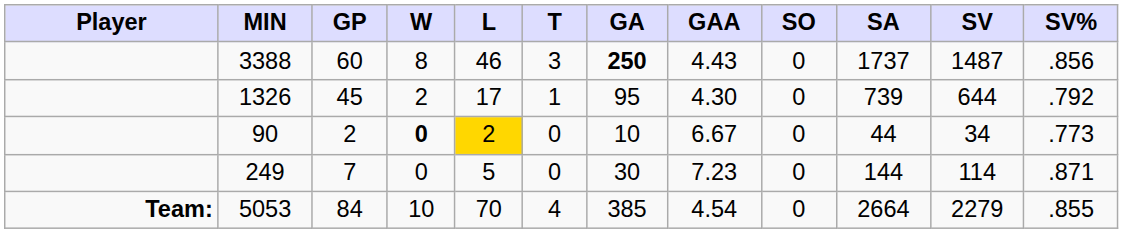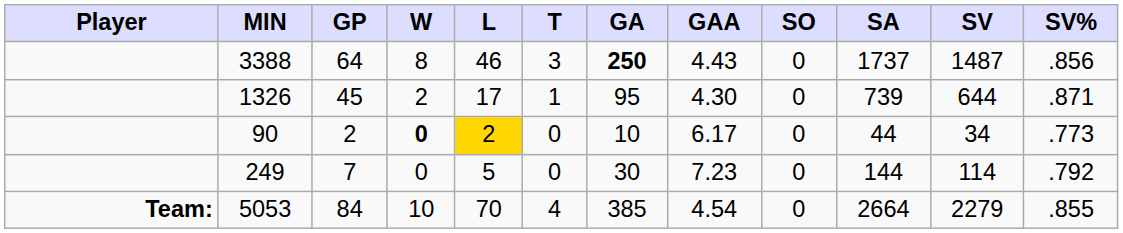(350, 60) 60 -> (350, 60) 64
(1071, 97) .792 -> (1071, 97) .871
(714, 135) 6.67 -> (714, 135) 6.17
(1071, 172) .871 -> (1071, 172) .792
